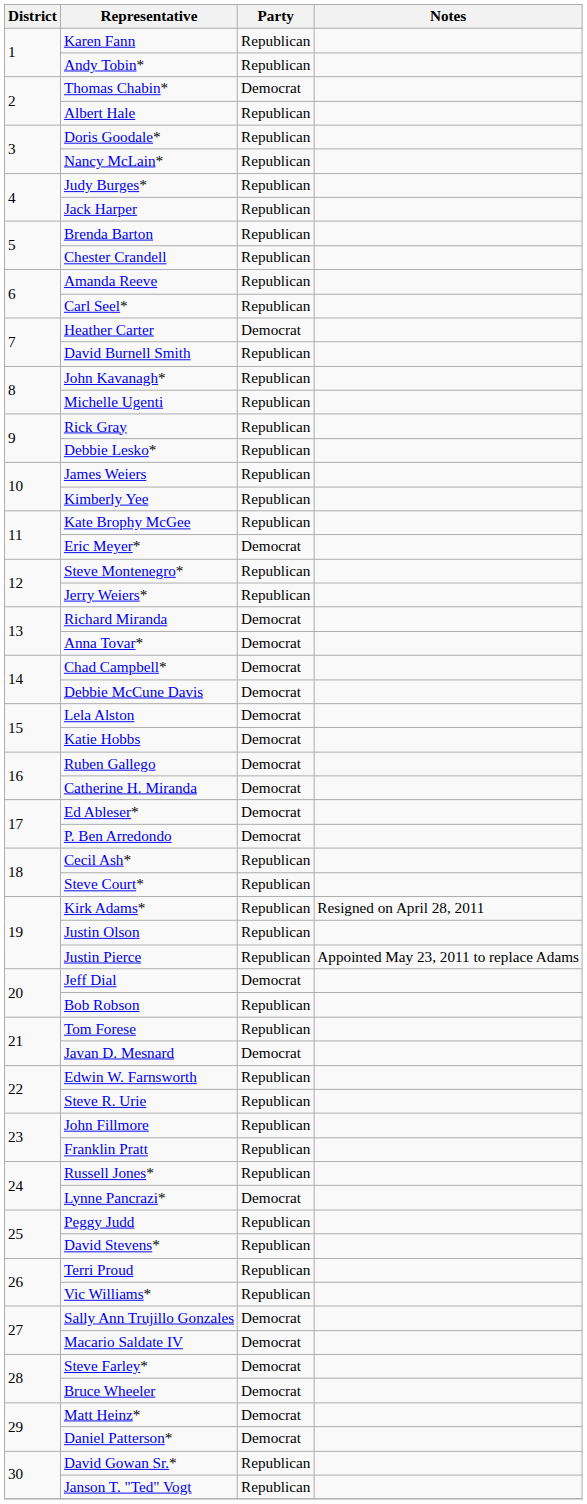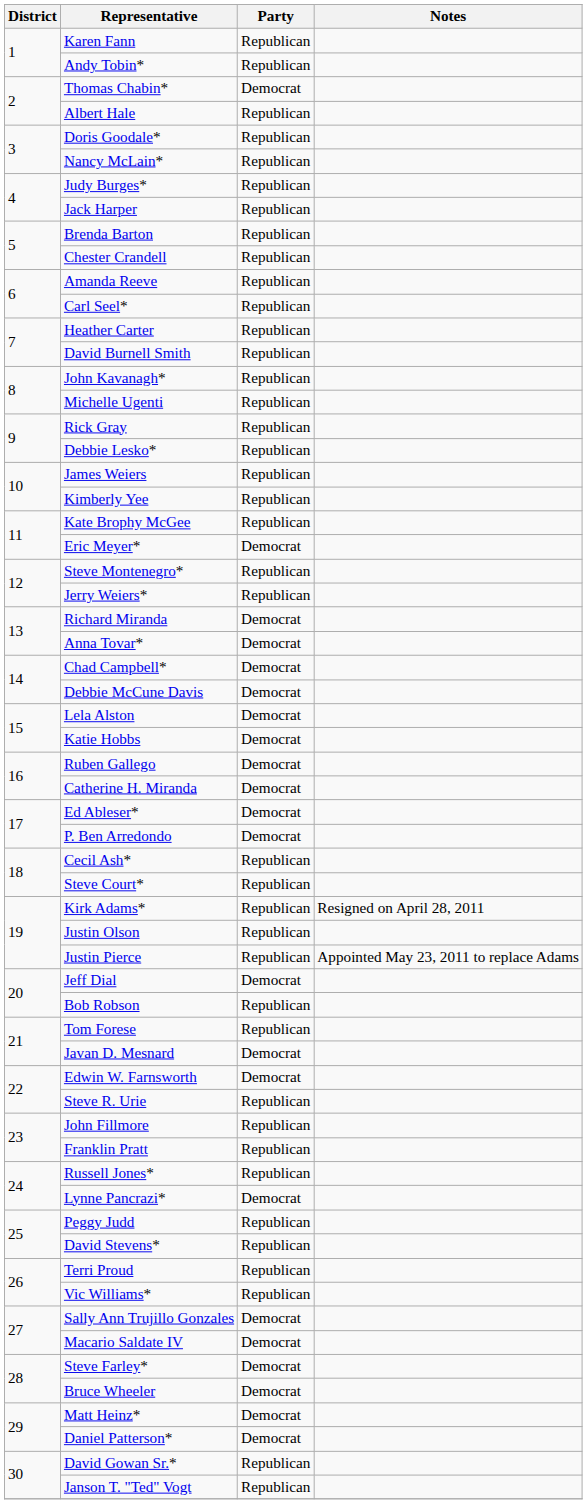(271, 329) Democrat -> (276, 329) Republican
(276, 1077) Republican -> (271, 1077) Democrat
